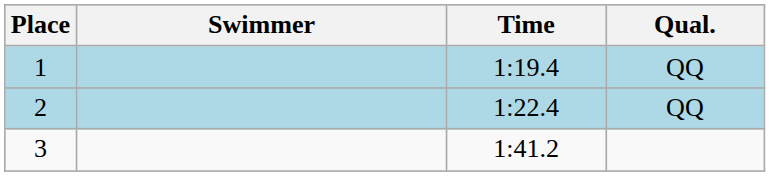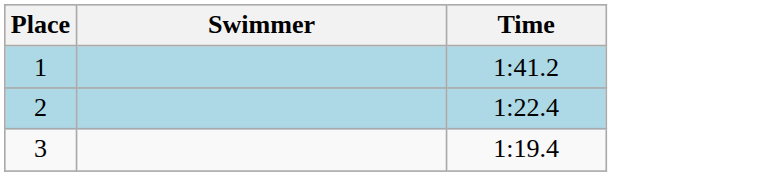- column: (685, 25)
(526, 66) 1:19.4 -> (526, 66) 1:41.2
(526, 149) 1:41.2 -> (526, 149) 1:19.4
